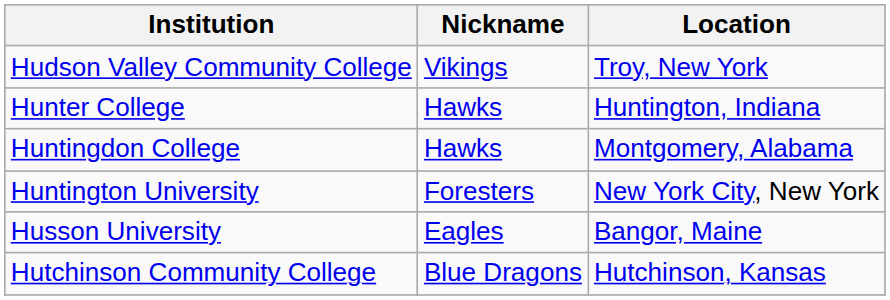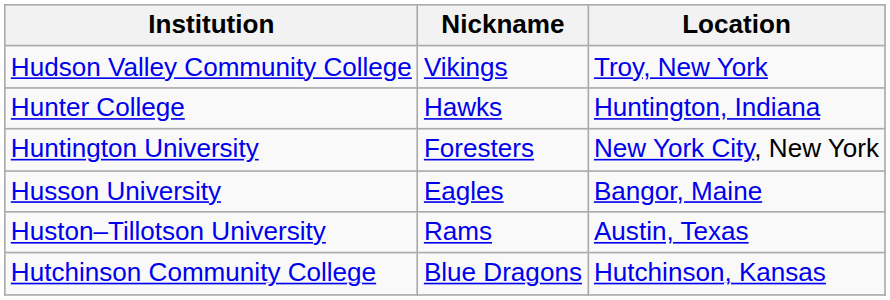- row: (125, 149)
+ row: (168, 231)
